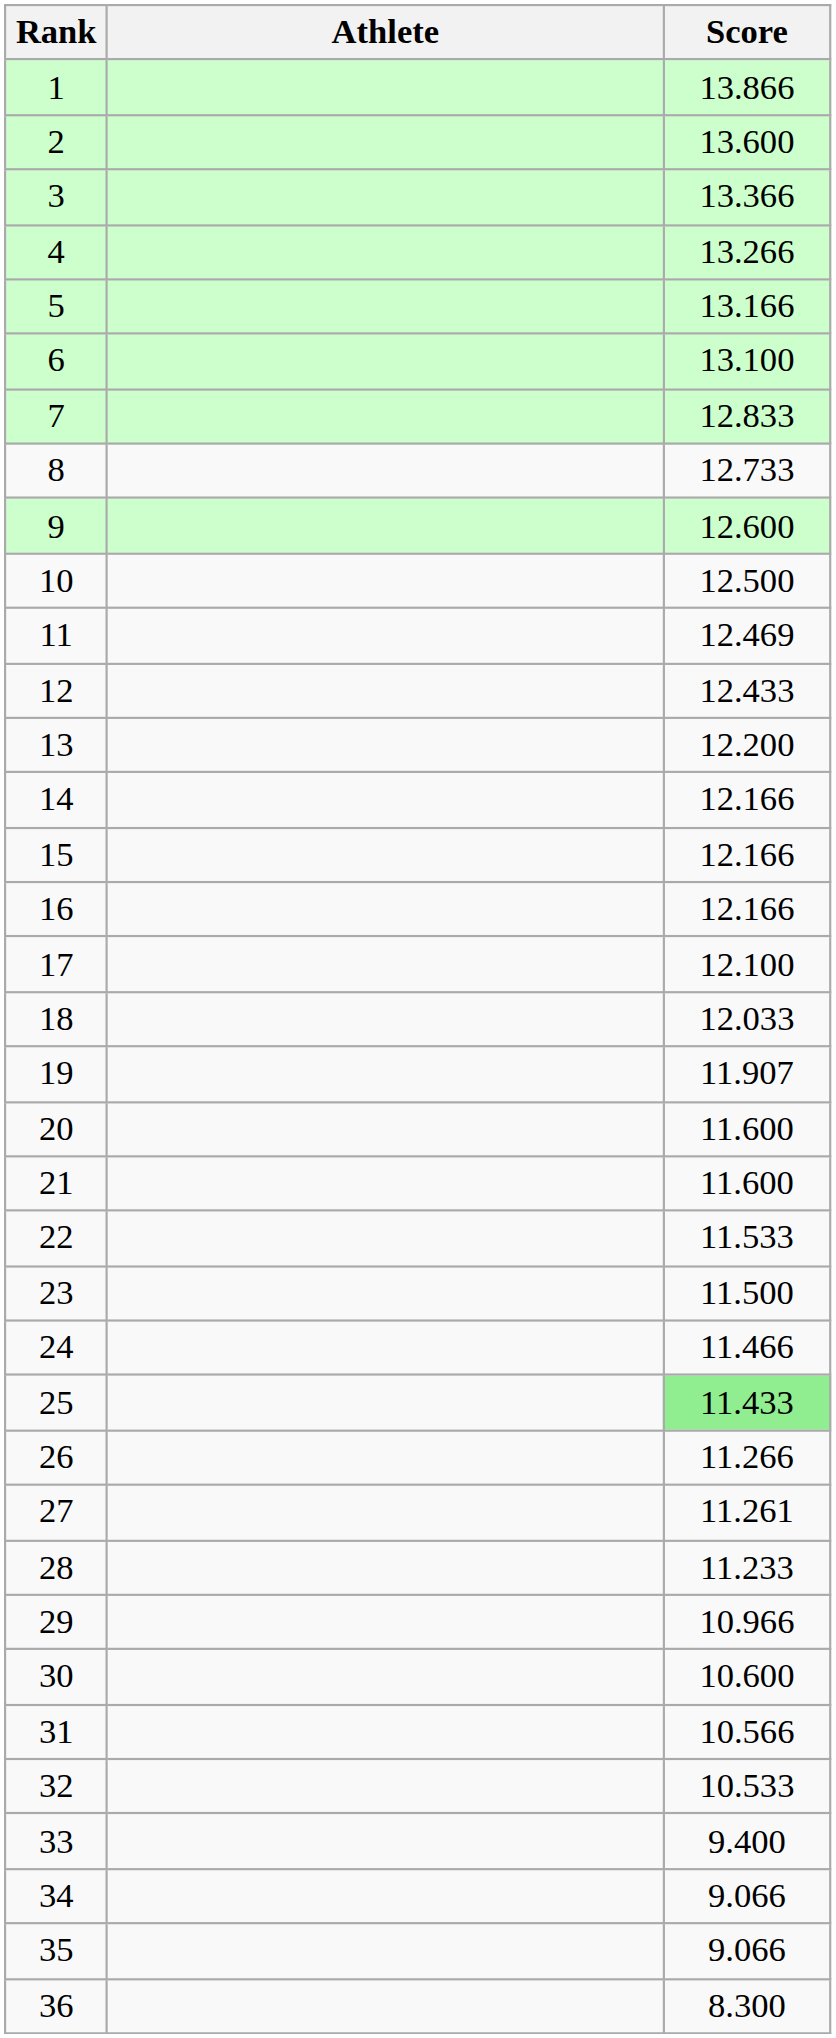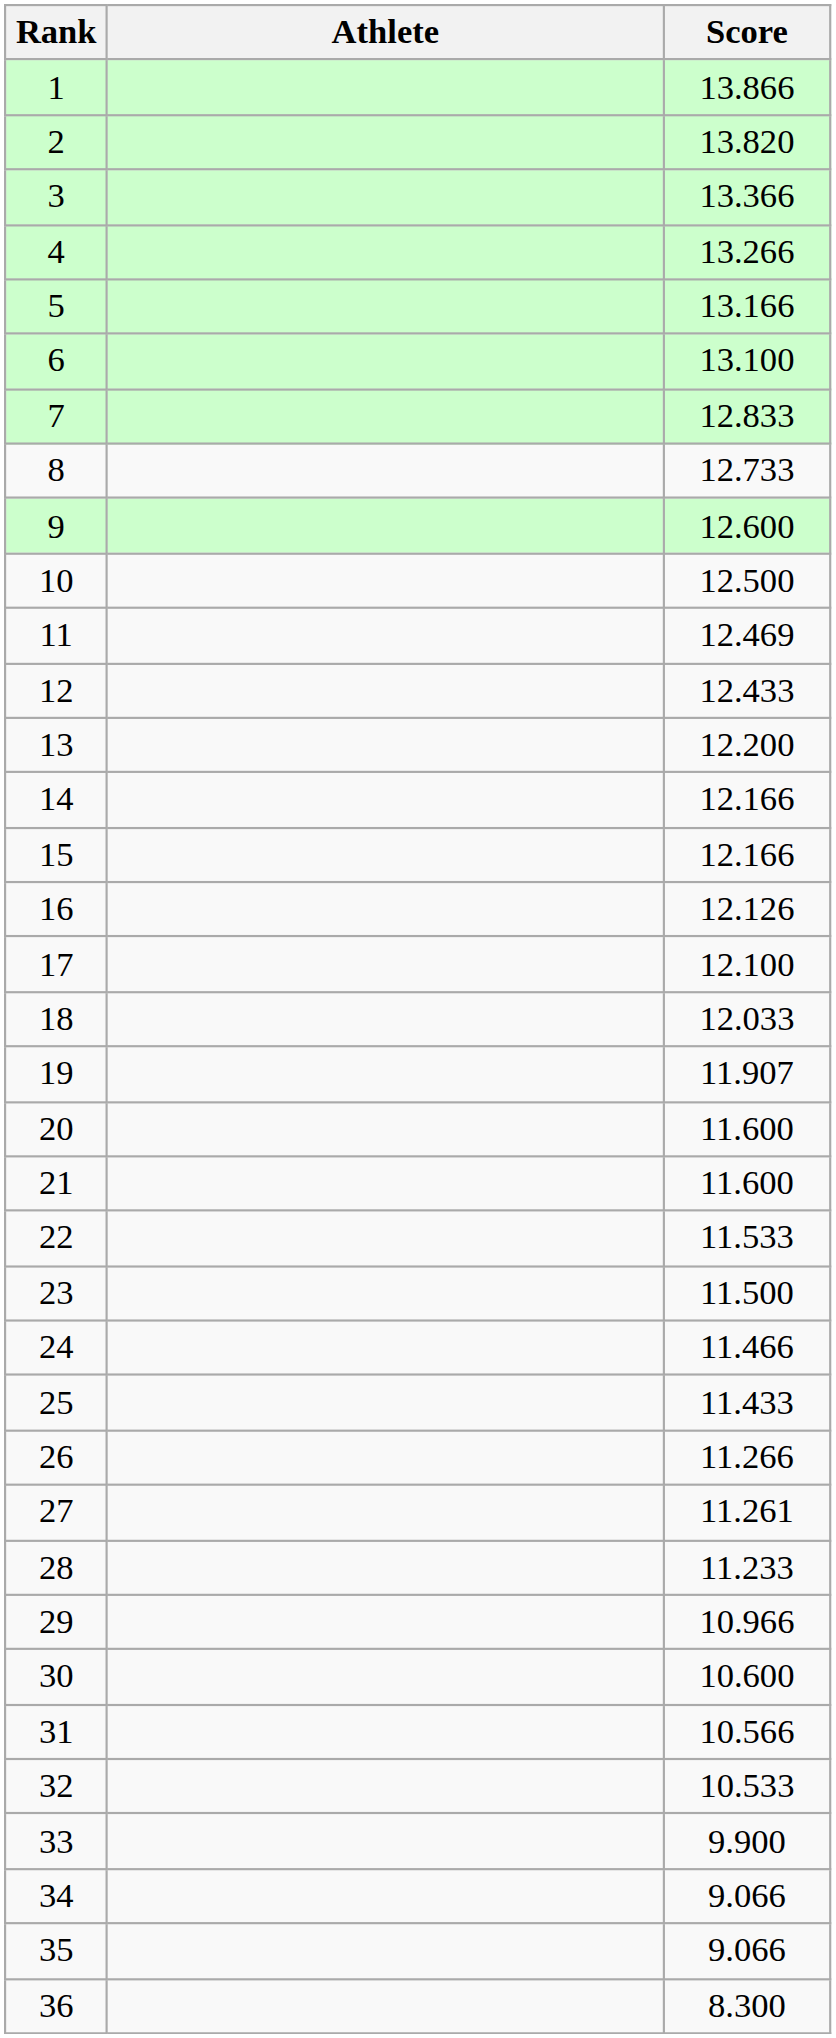(747, 141) 13.600 -> (747, 141) 13.820
(747, 908) 12.166 -> (747, 908) 12.126
(747, 1402) lightgreen background -> (747, 1402) no background
(747, 1840) 9.400 -> (747, 1840) 9.900
